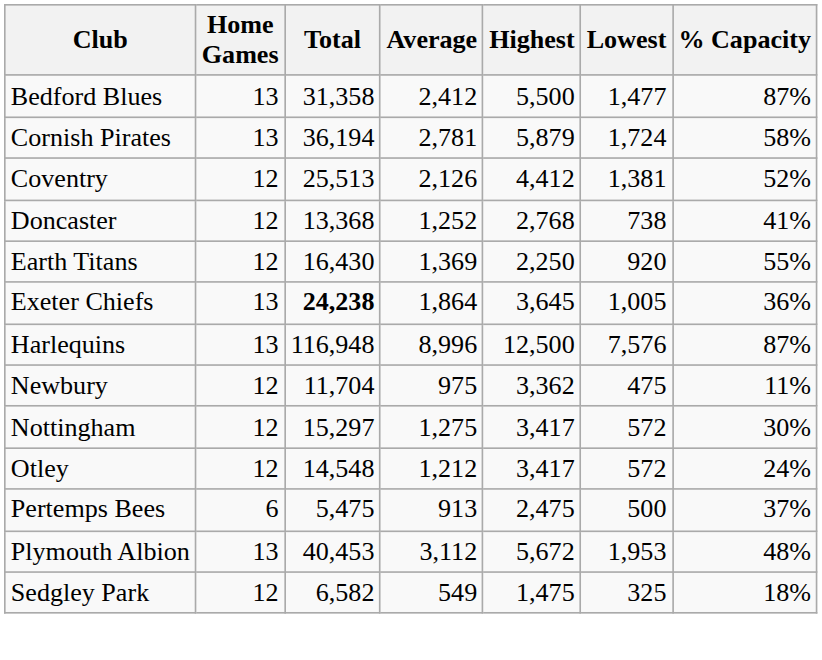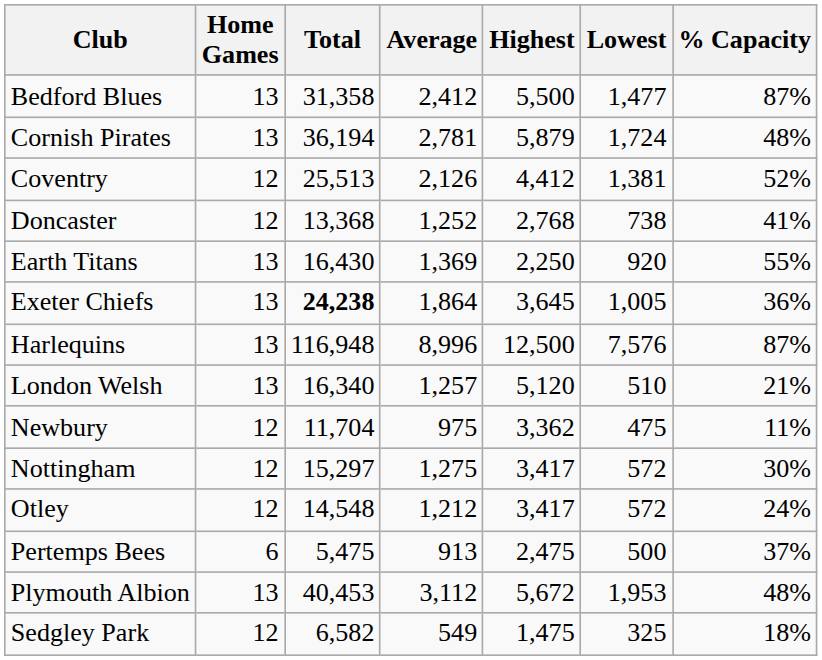(787, 137) 58% -> (787, 137) 48%
(266, 261) 12 -> (266, 261) 13
+ row: (87, 385)
